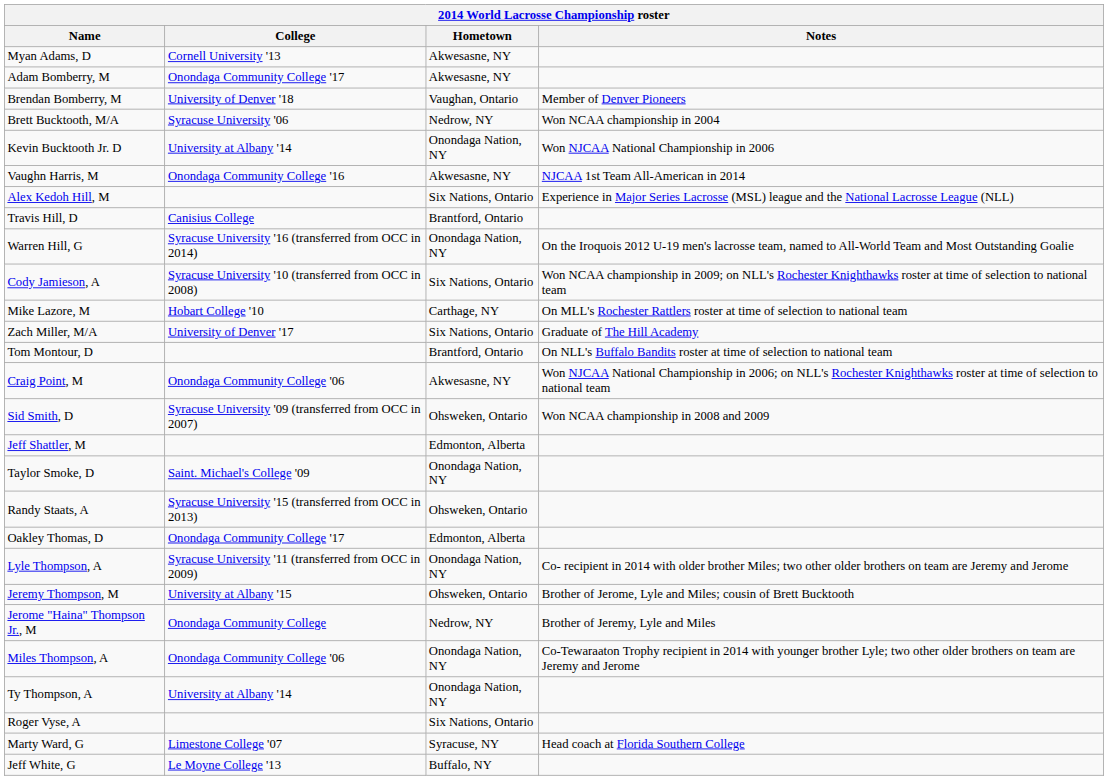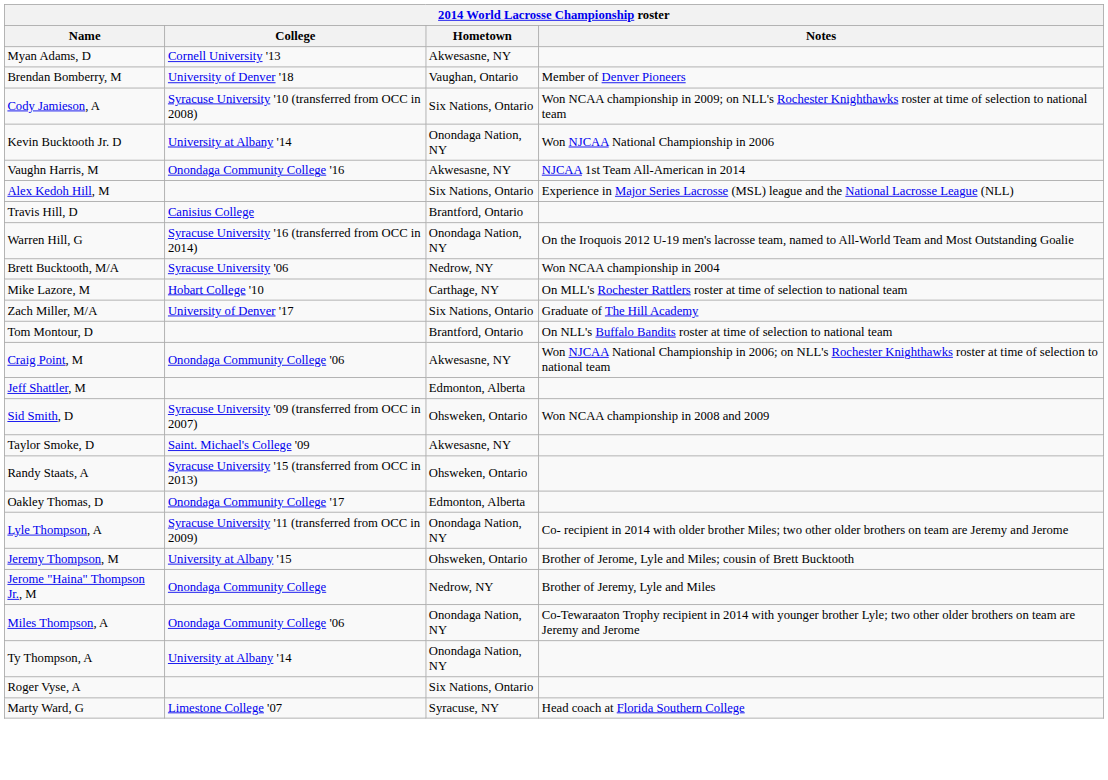- row: (59, 78)
rows swapped: (63, 119) <-> (54, 282)
rows swapped: (47, 445) <-> (40, 417)
(475, 473) Onondaga Nation, NY -> (470, 445) Akwesasne, NY
- row: (41, 765)
